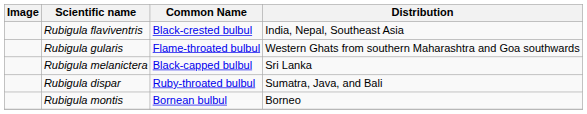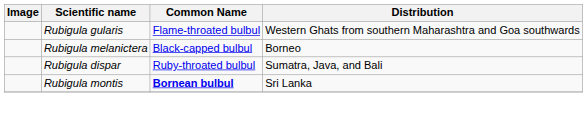- row: (93, 30)
(288, 65) Sri Lanka -> (283, 48) Borneo
(190, 100) normal -> (193, 83) bold
(283, 100) Borneo -> (288, 83) Sri Lanka
